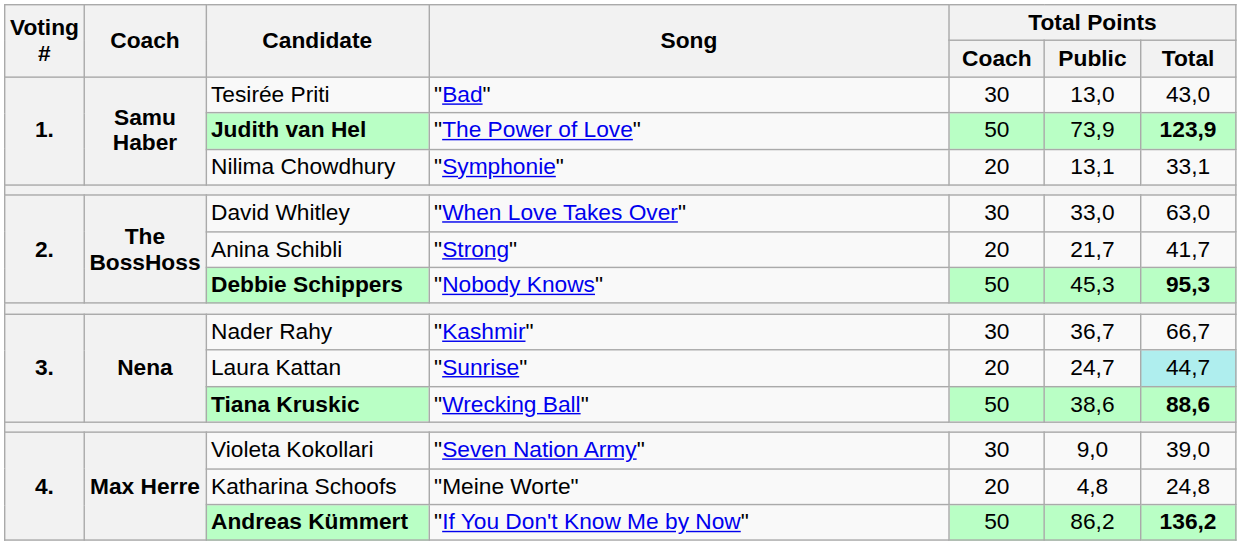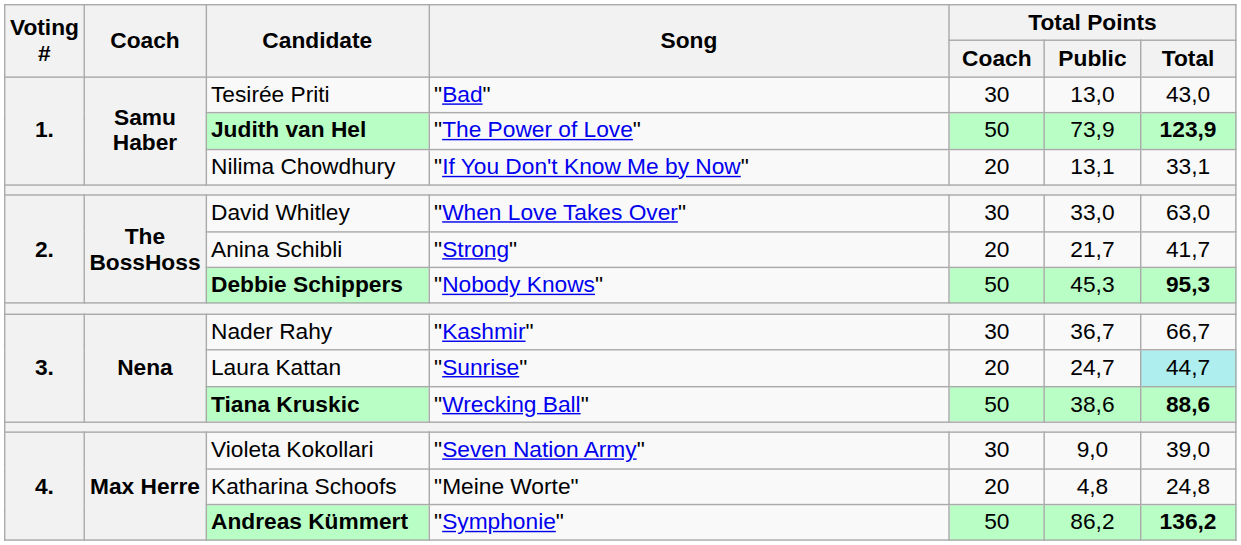(499, 166) "Symphonie" -> (591, 166) "If You Don't Know Me by Now"
(591, 522) "If You Don't Know Me by Now" -> (499, 522) "Symphonie"
